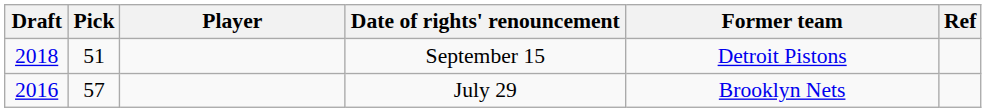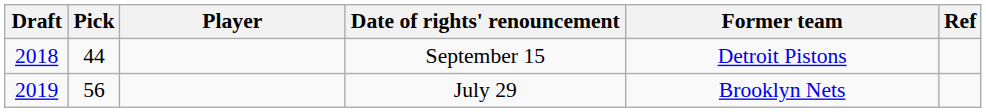(94, 55) 51 -> (94, 55) 44
(37, 90) 2016 -> (37, 90) 2019
(94, 90) 57 -> (94, 90) 56
